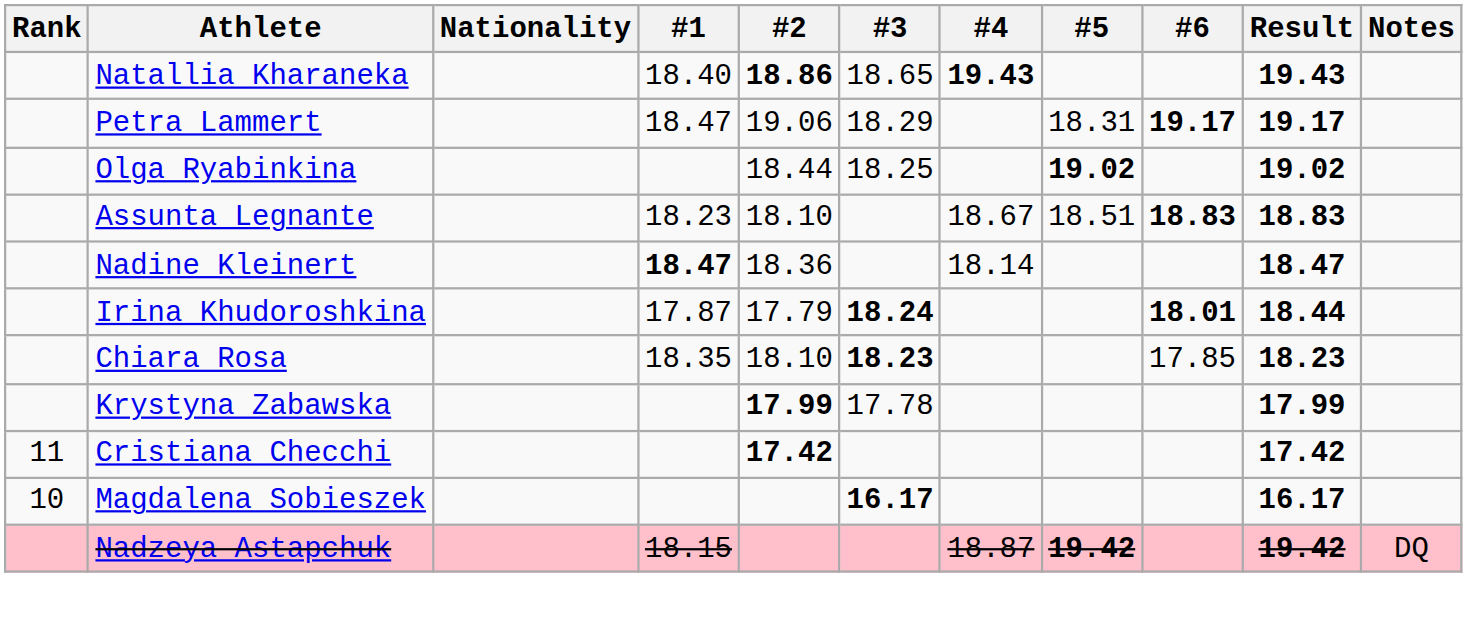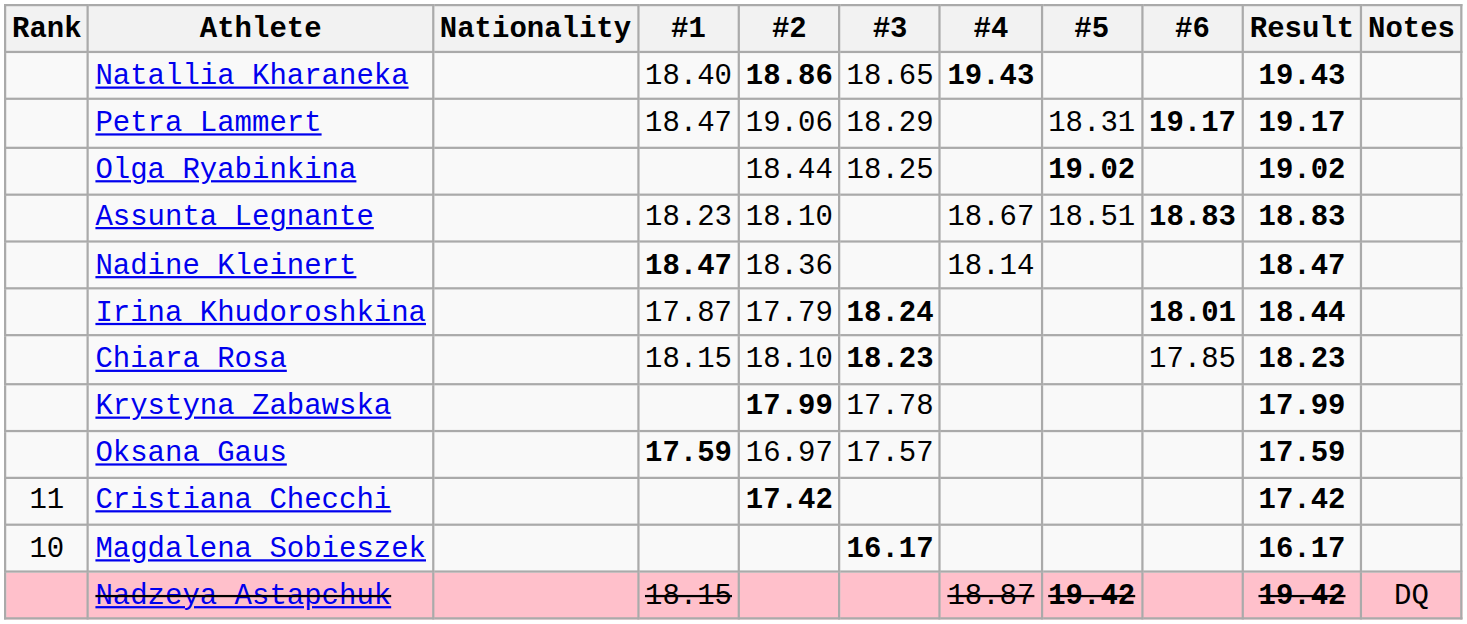(688, 359) 18.35 -> (688, 359) 18.15
+ row: (191, 454)
